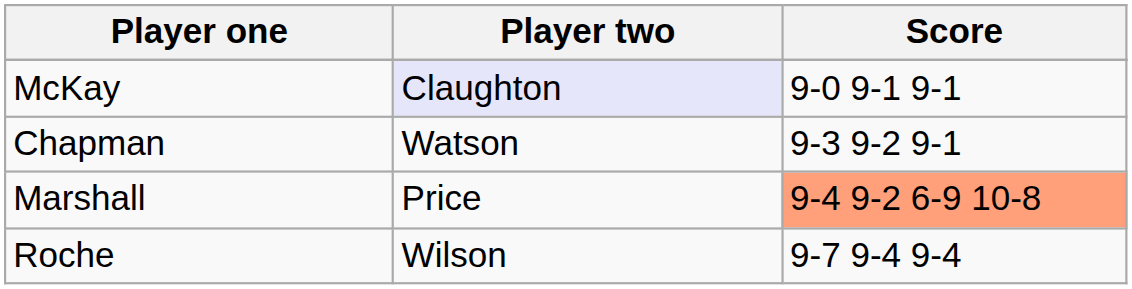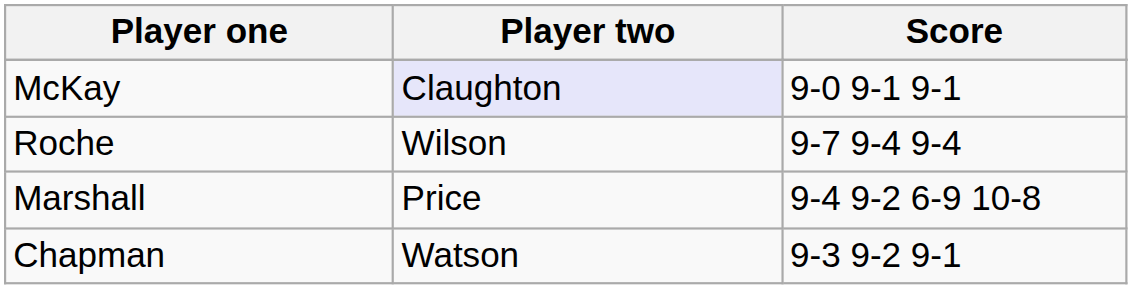rows swapped: (64, 254) <-> (89, 143)
(916, 198) lightsalmon background -> (916, 198) no background
